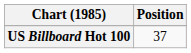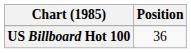(160, 36) 37 -> (160, 36) 36
